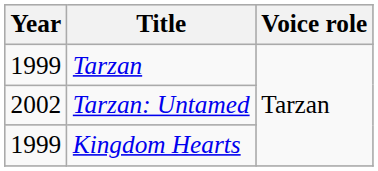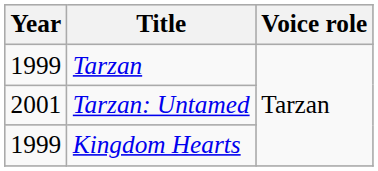(36, 104) 2002 -> (36, 104) 2001
